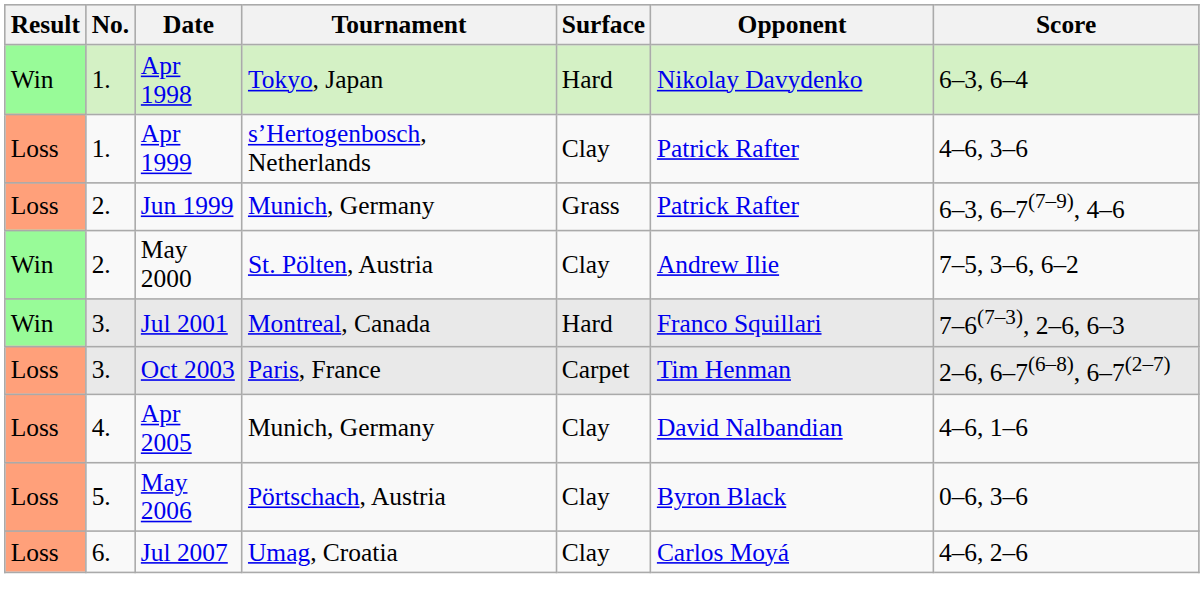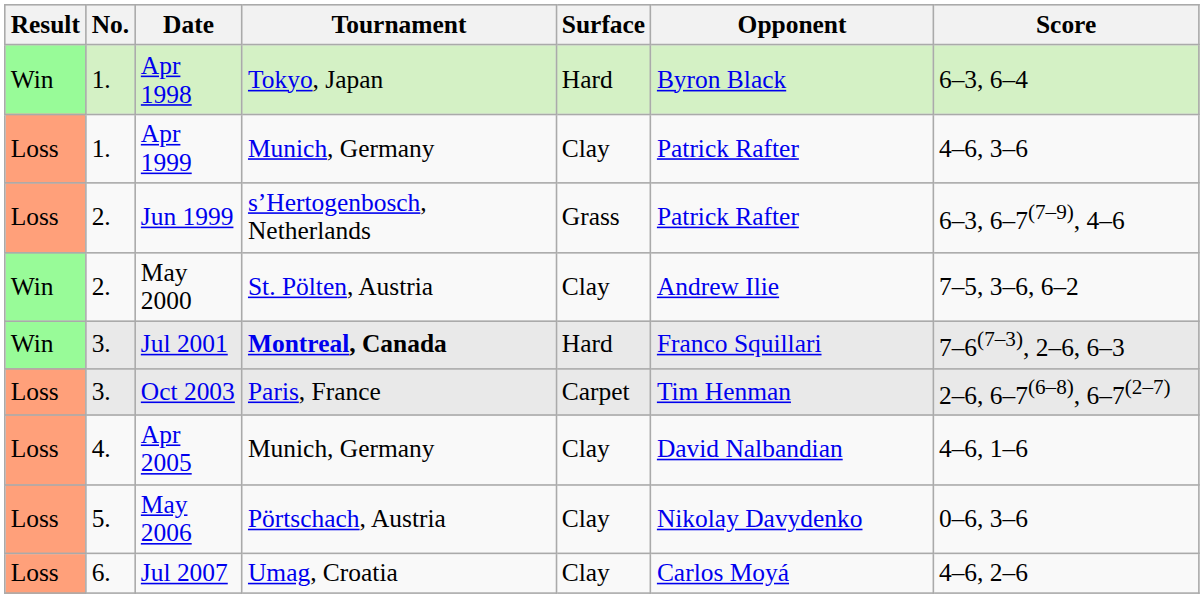(760, 79) Nikolay Davydenko -> (722, 79) Byron Black
(337, 148) s’Hertogenbosch, Netherlands -> (341, 148) Munich, Germany
(341, 206) Munich, Germany -> (337, 217) s’Hertogenbosch, Netherlands
(339, 322) normal -> (347, 344) bold
(722, 496) Byron Black -> (760, 518) Nikolay Davydenko
